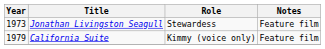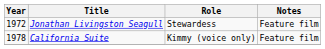(16, 24) 1973 -> (16, 24) 1972
(16, 38) 1979 -> (16, 38) 1978
